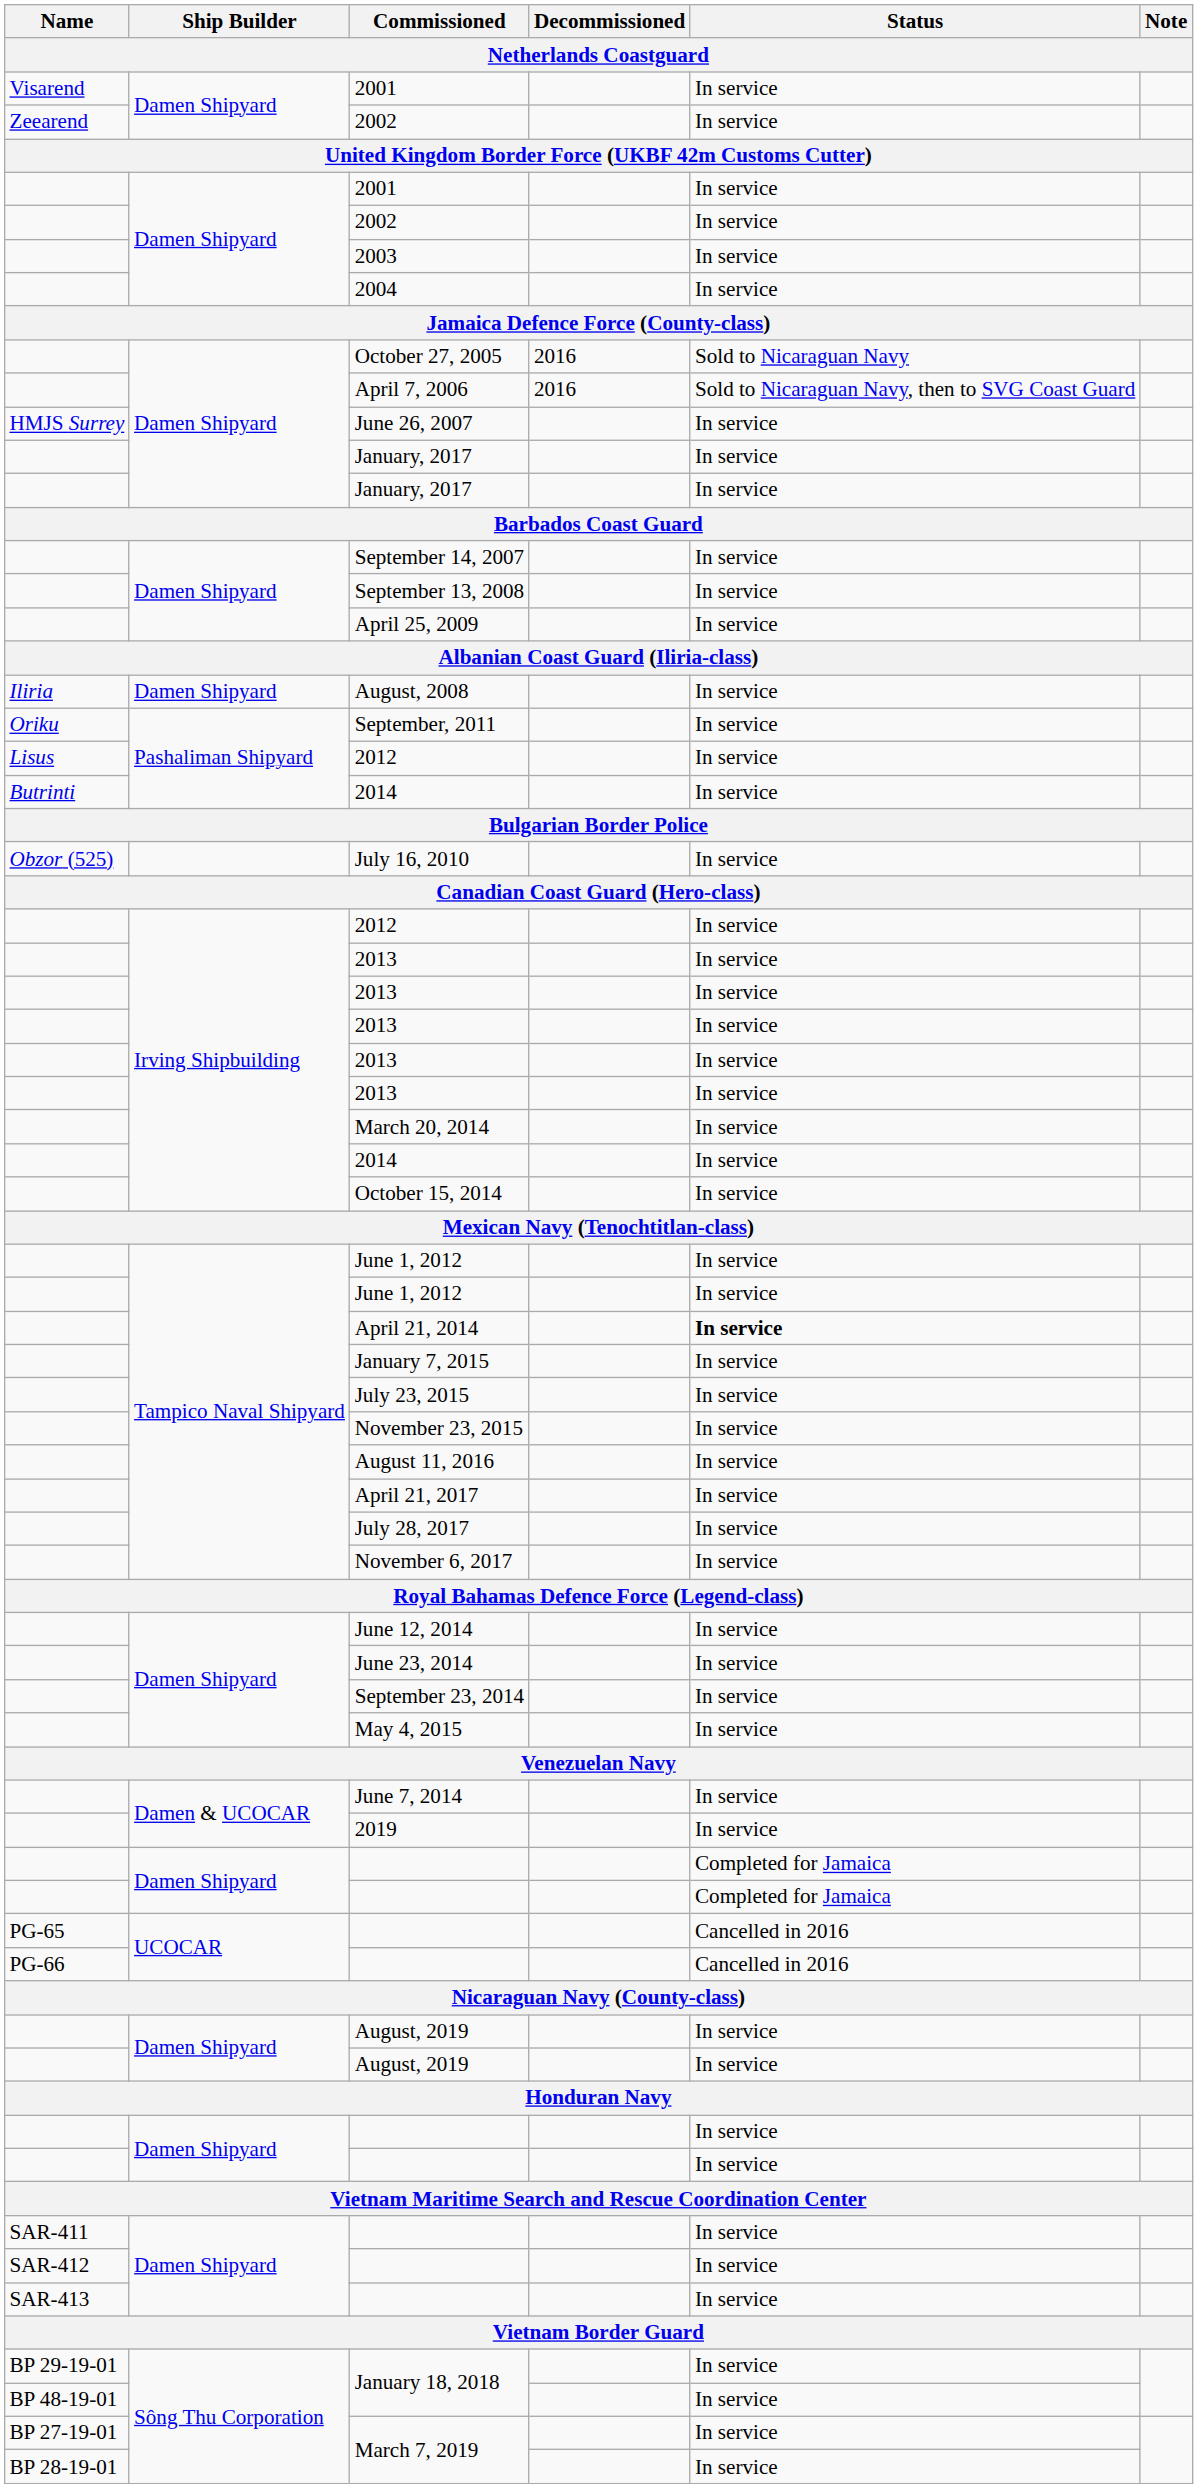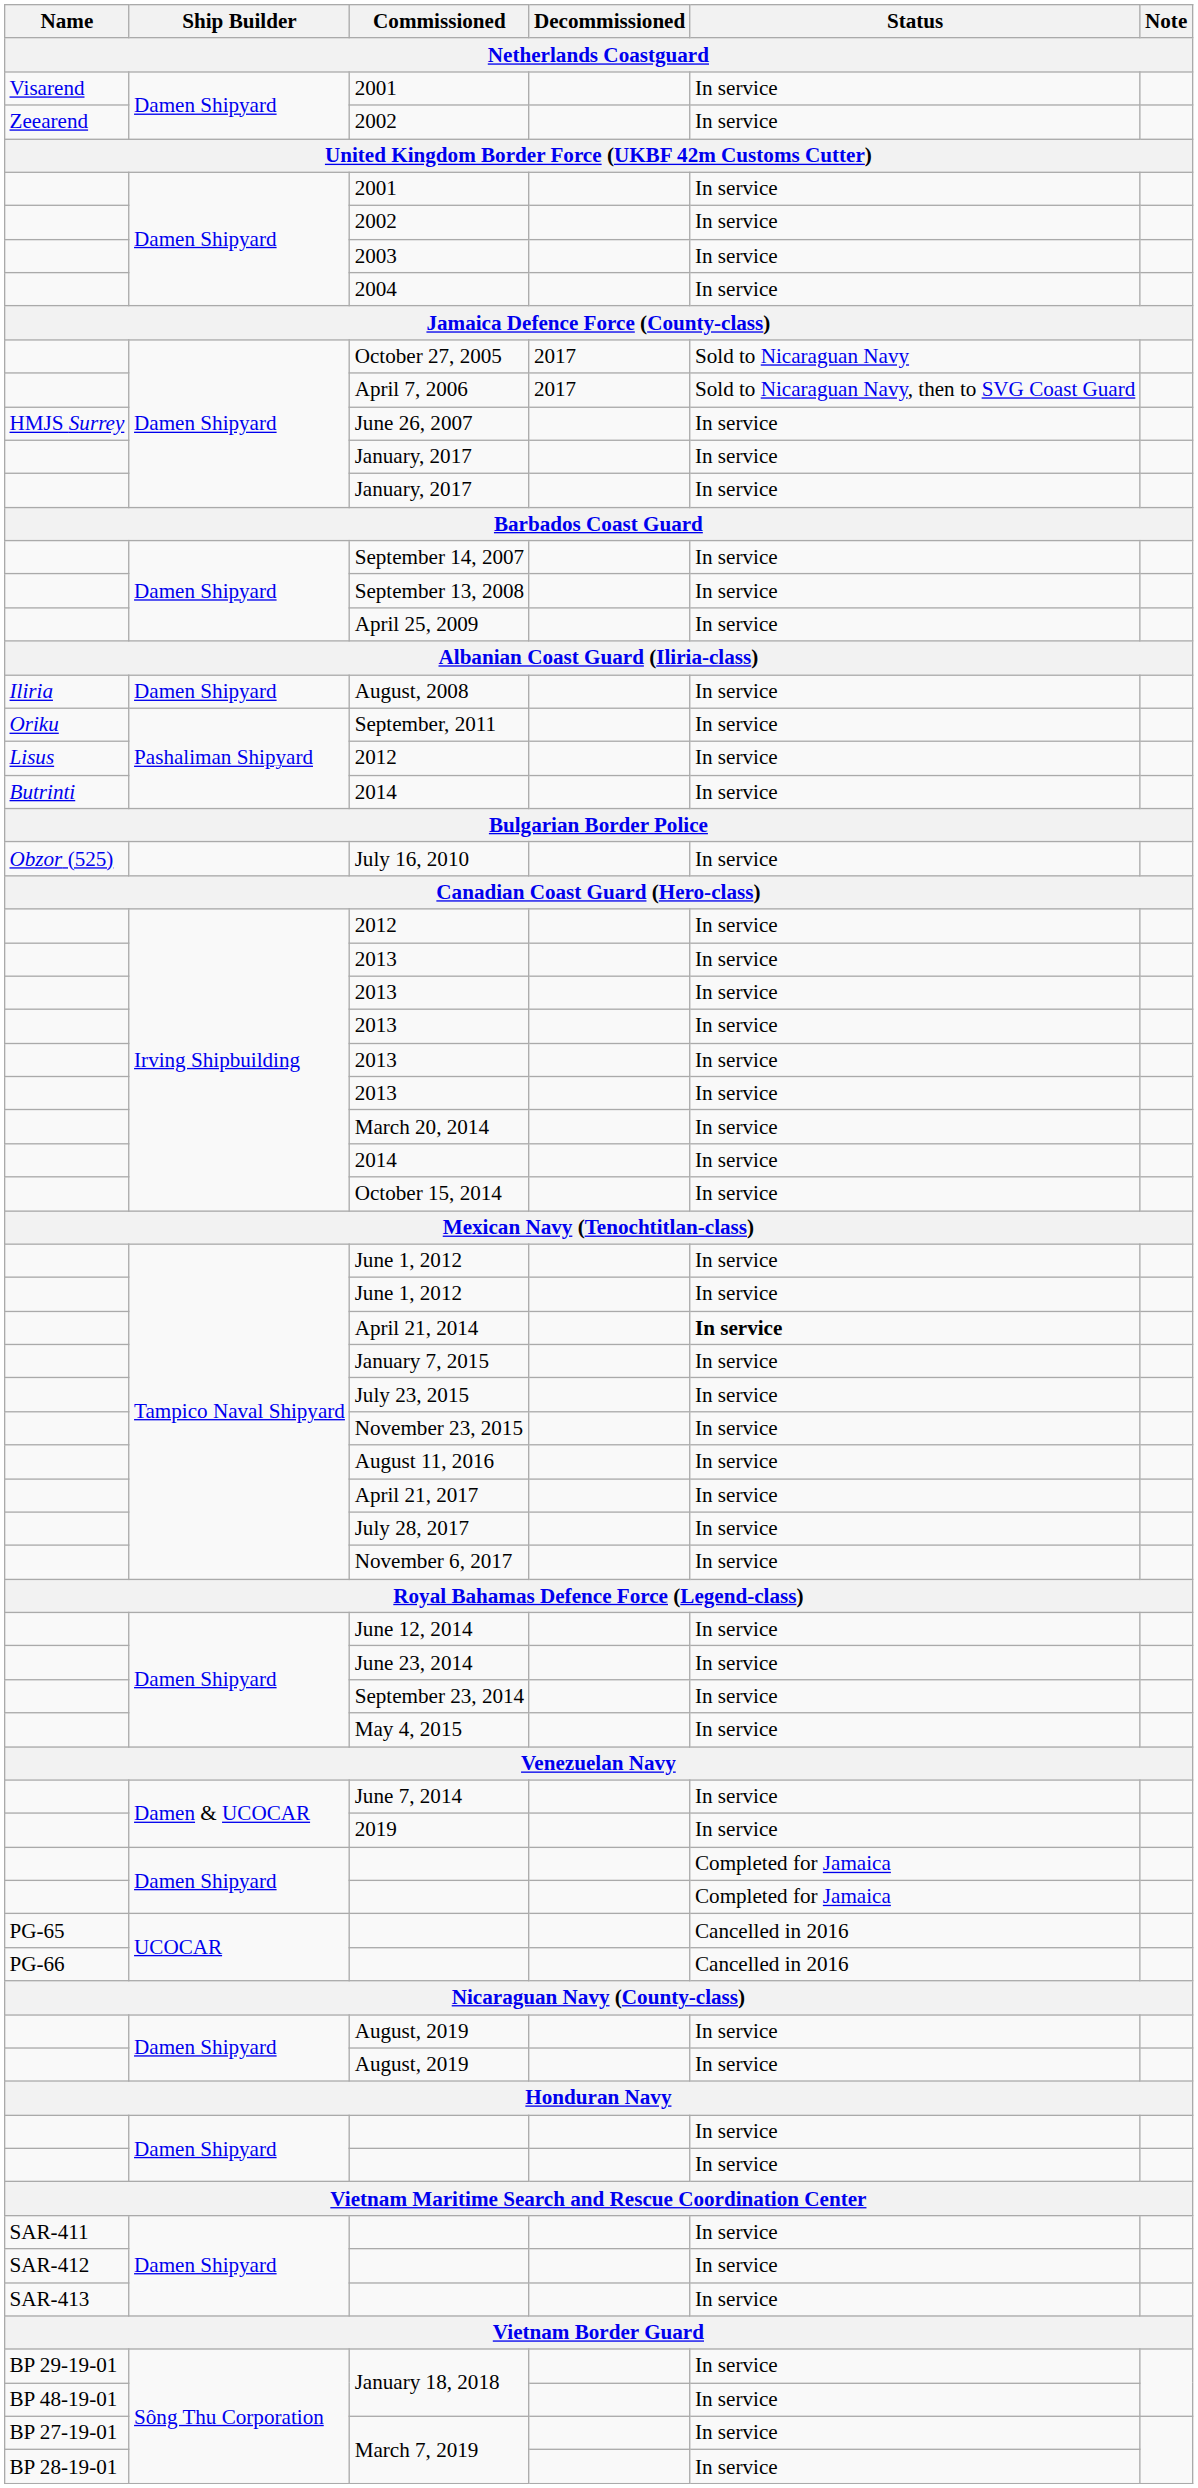(555, 356) 2016 -> (555, 356) 2017
(555, 389) 2016 -> (555, 389) 2017
